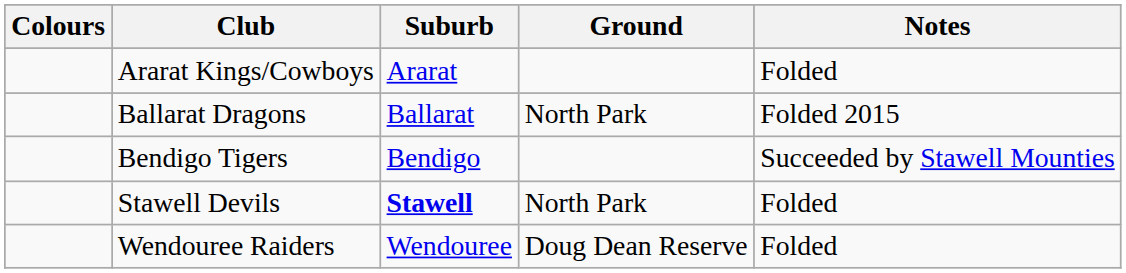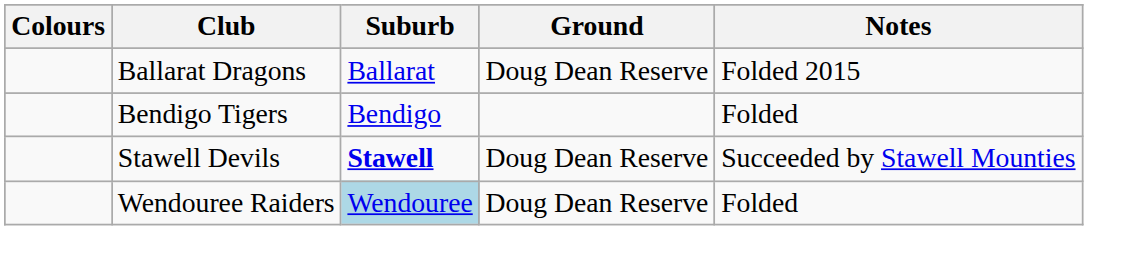- row: (246, 70)
(586, 114) North Park -> (597, 70) Doug Dean Reserve
(938, 158) Succeeded by Stawell Mounties -> (760, 114) Folded
(586, 202) North Park -> (597, 158) Doug Dean Reserve
(799, 202) Folded -> (898, 158) Succeeded by Stawell Mounties
(449, 245) no background -> (410, 202) lightblue background
